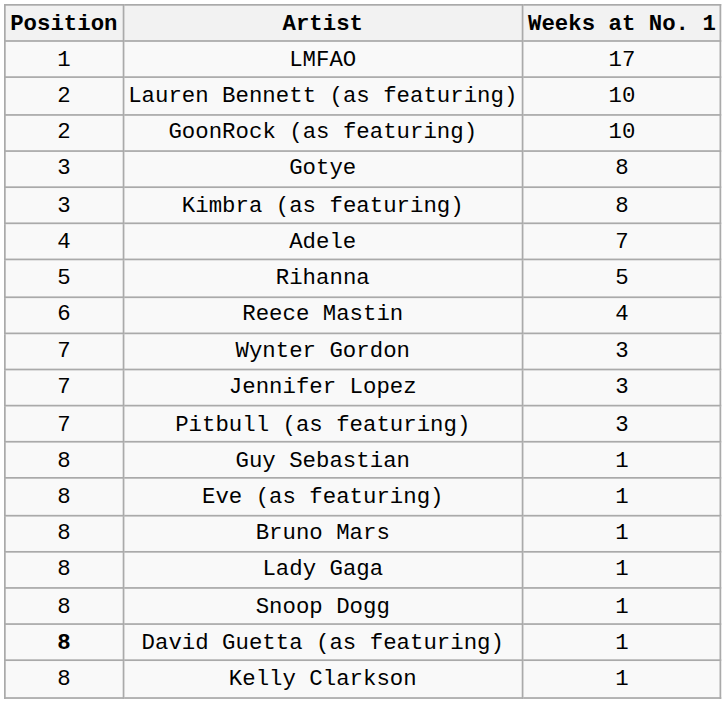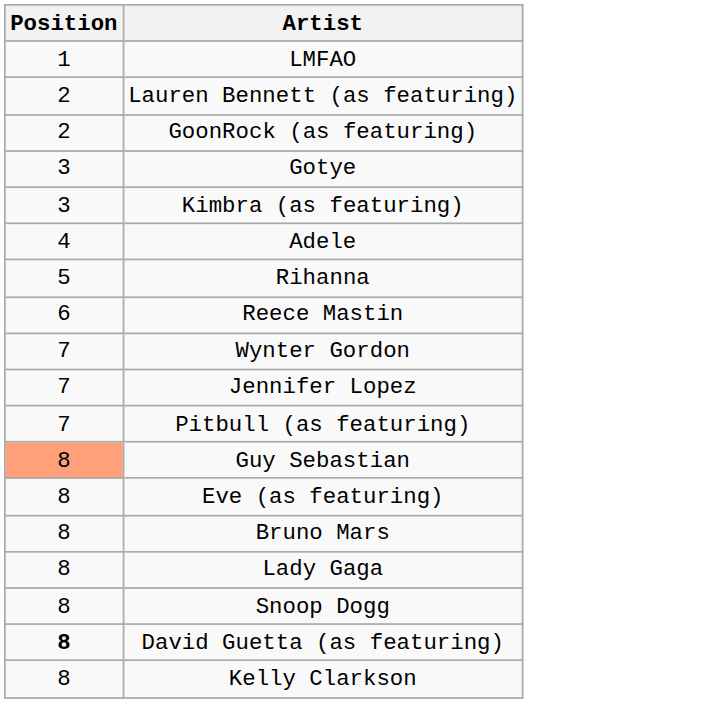- column: (622, 23)
(64, 460) no background -> (64, 460) lightsalmon background
